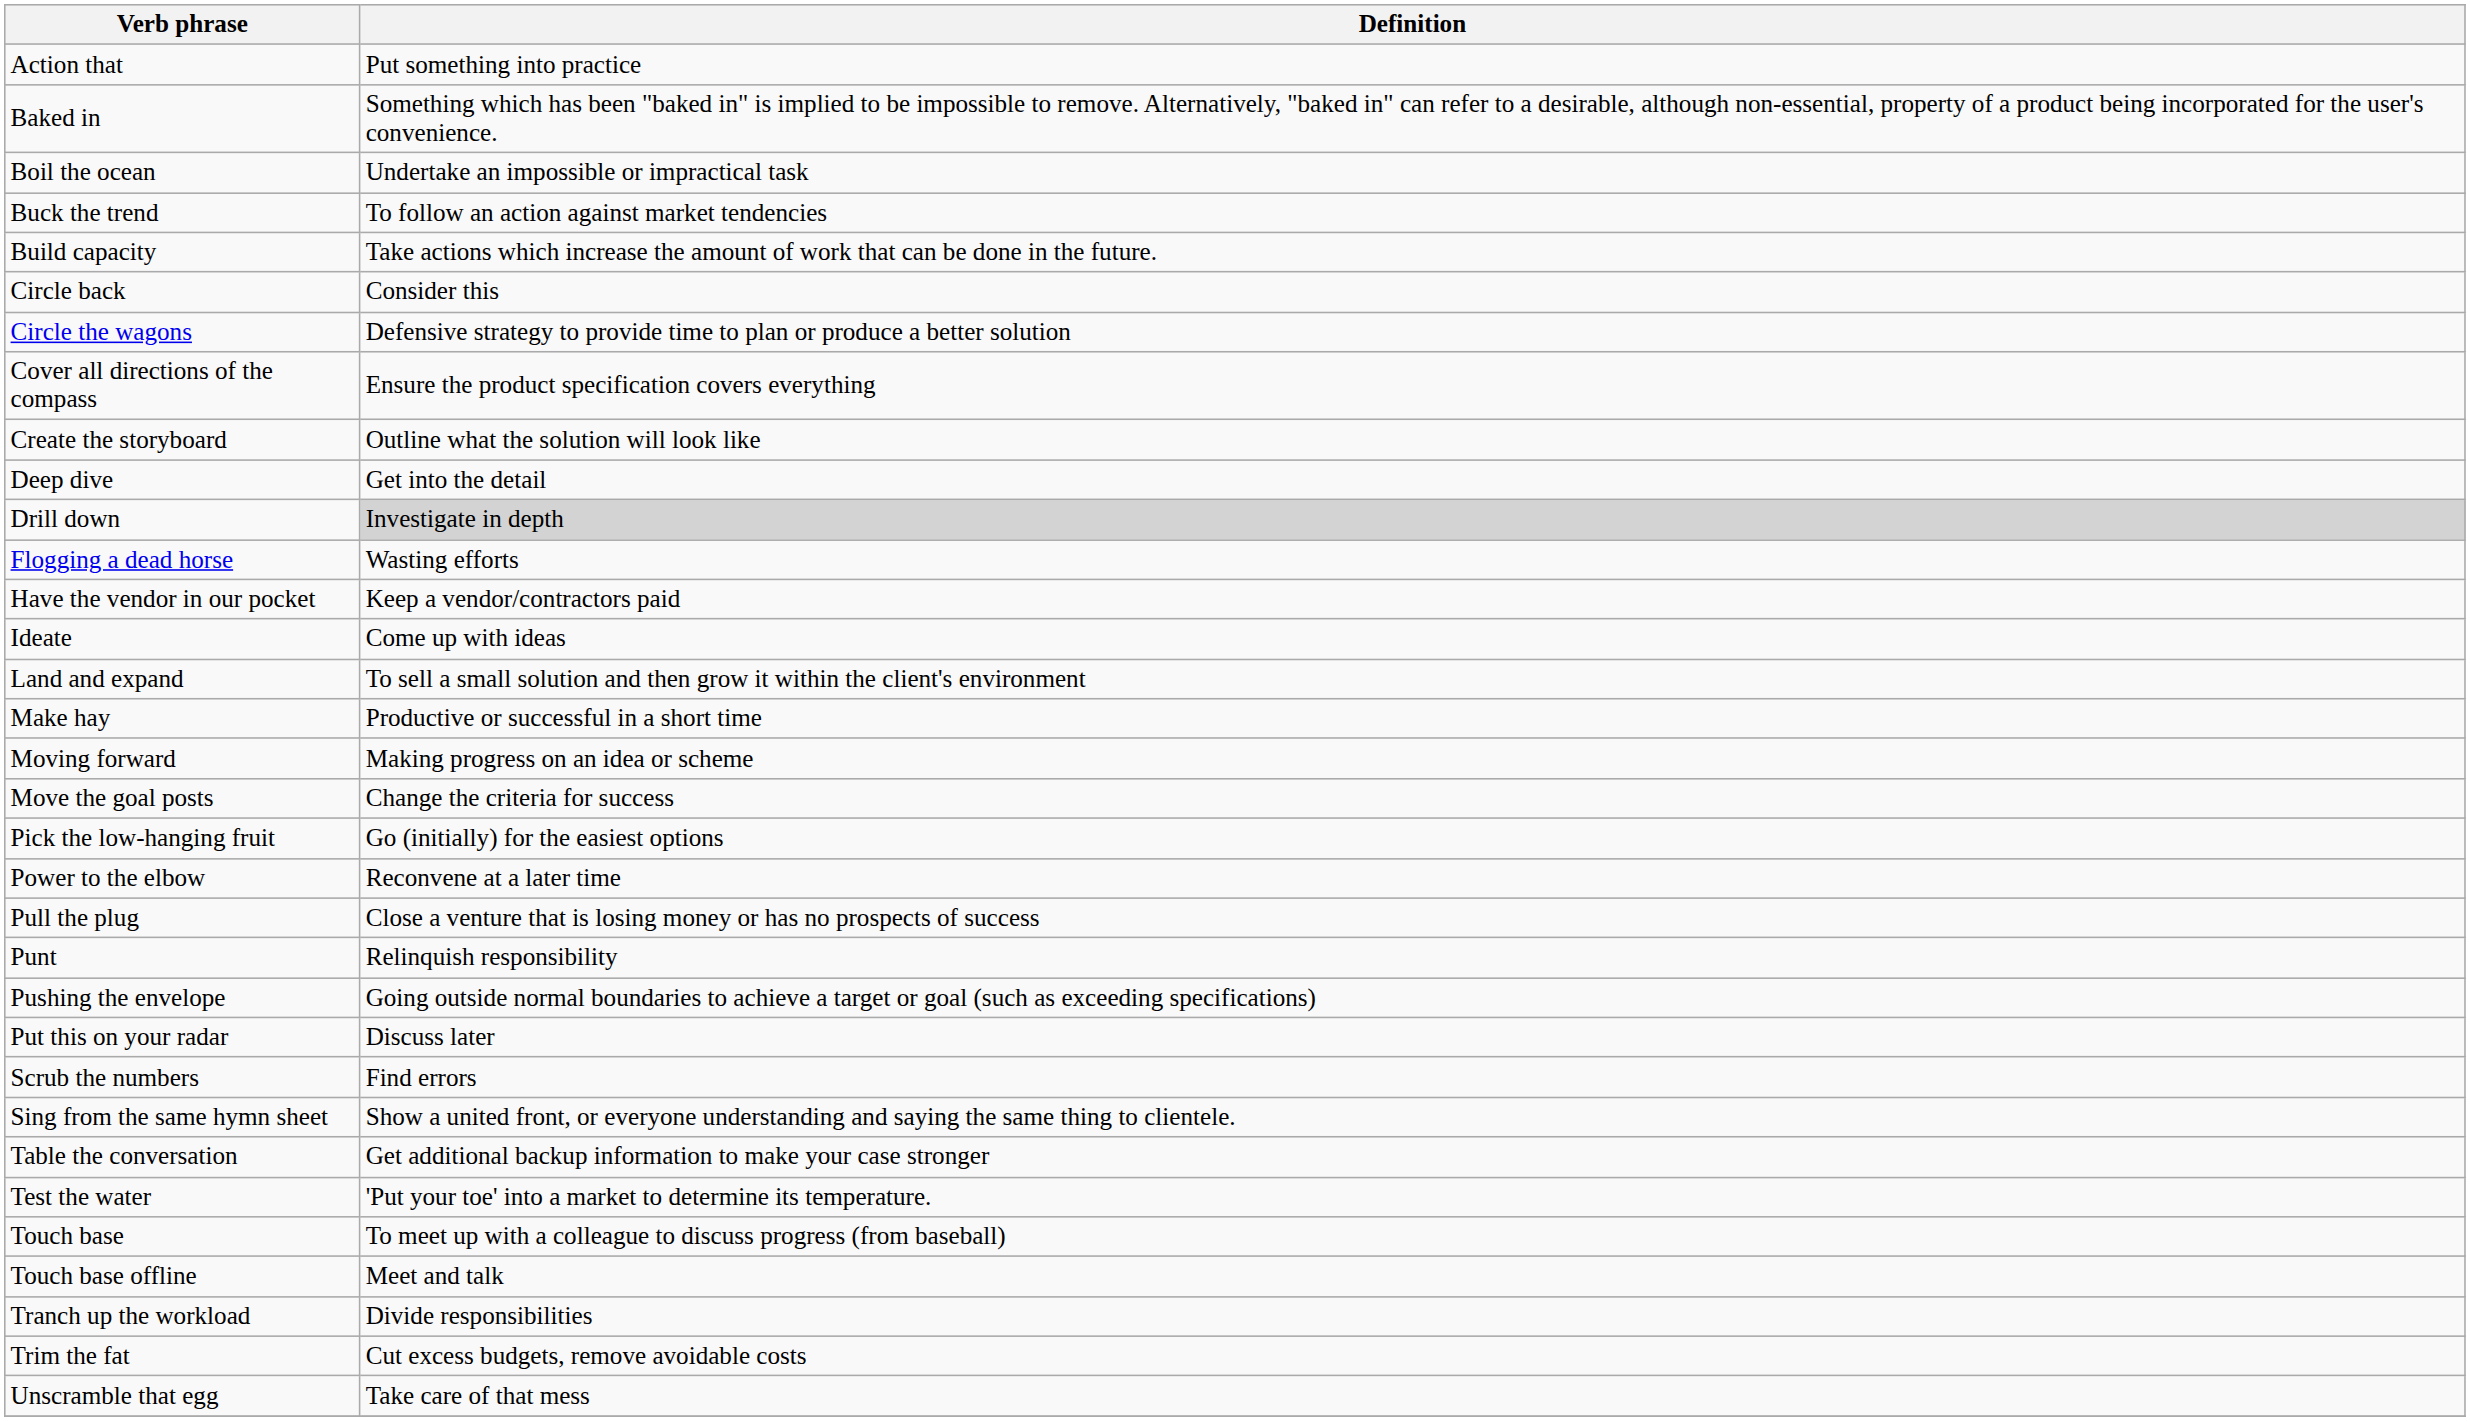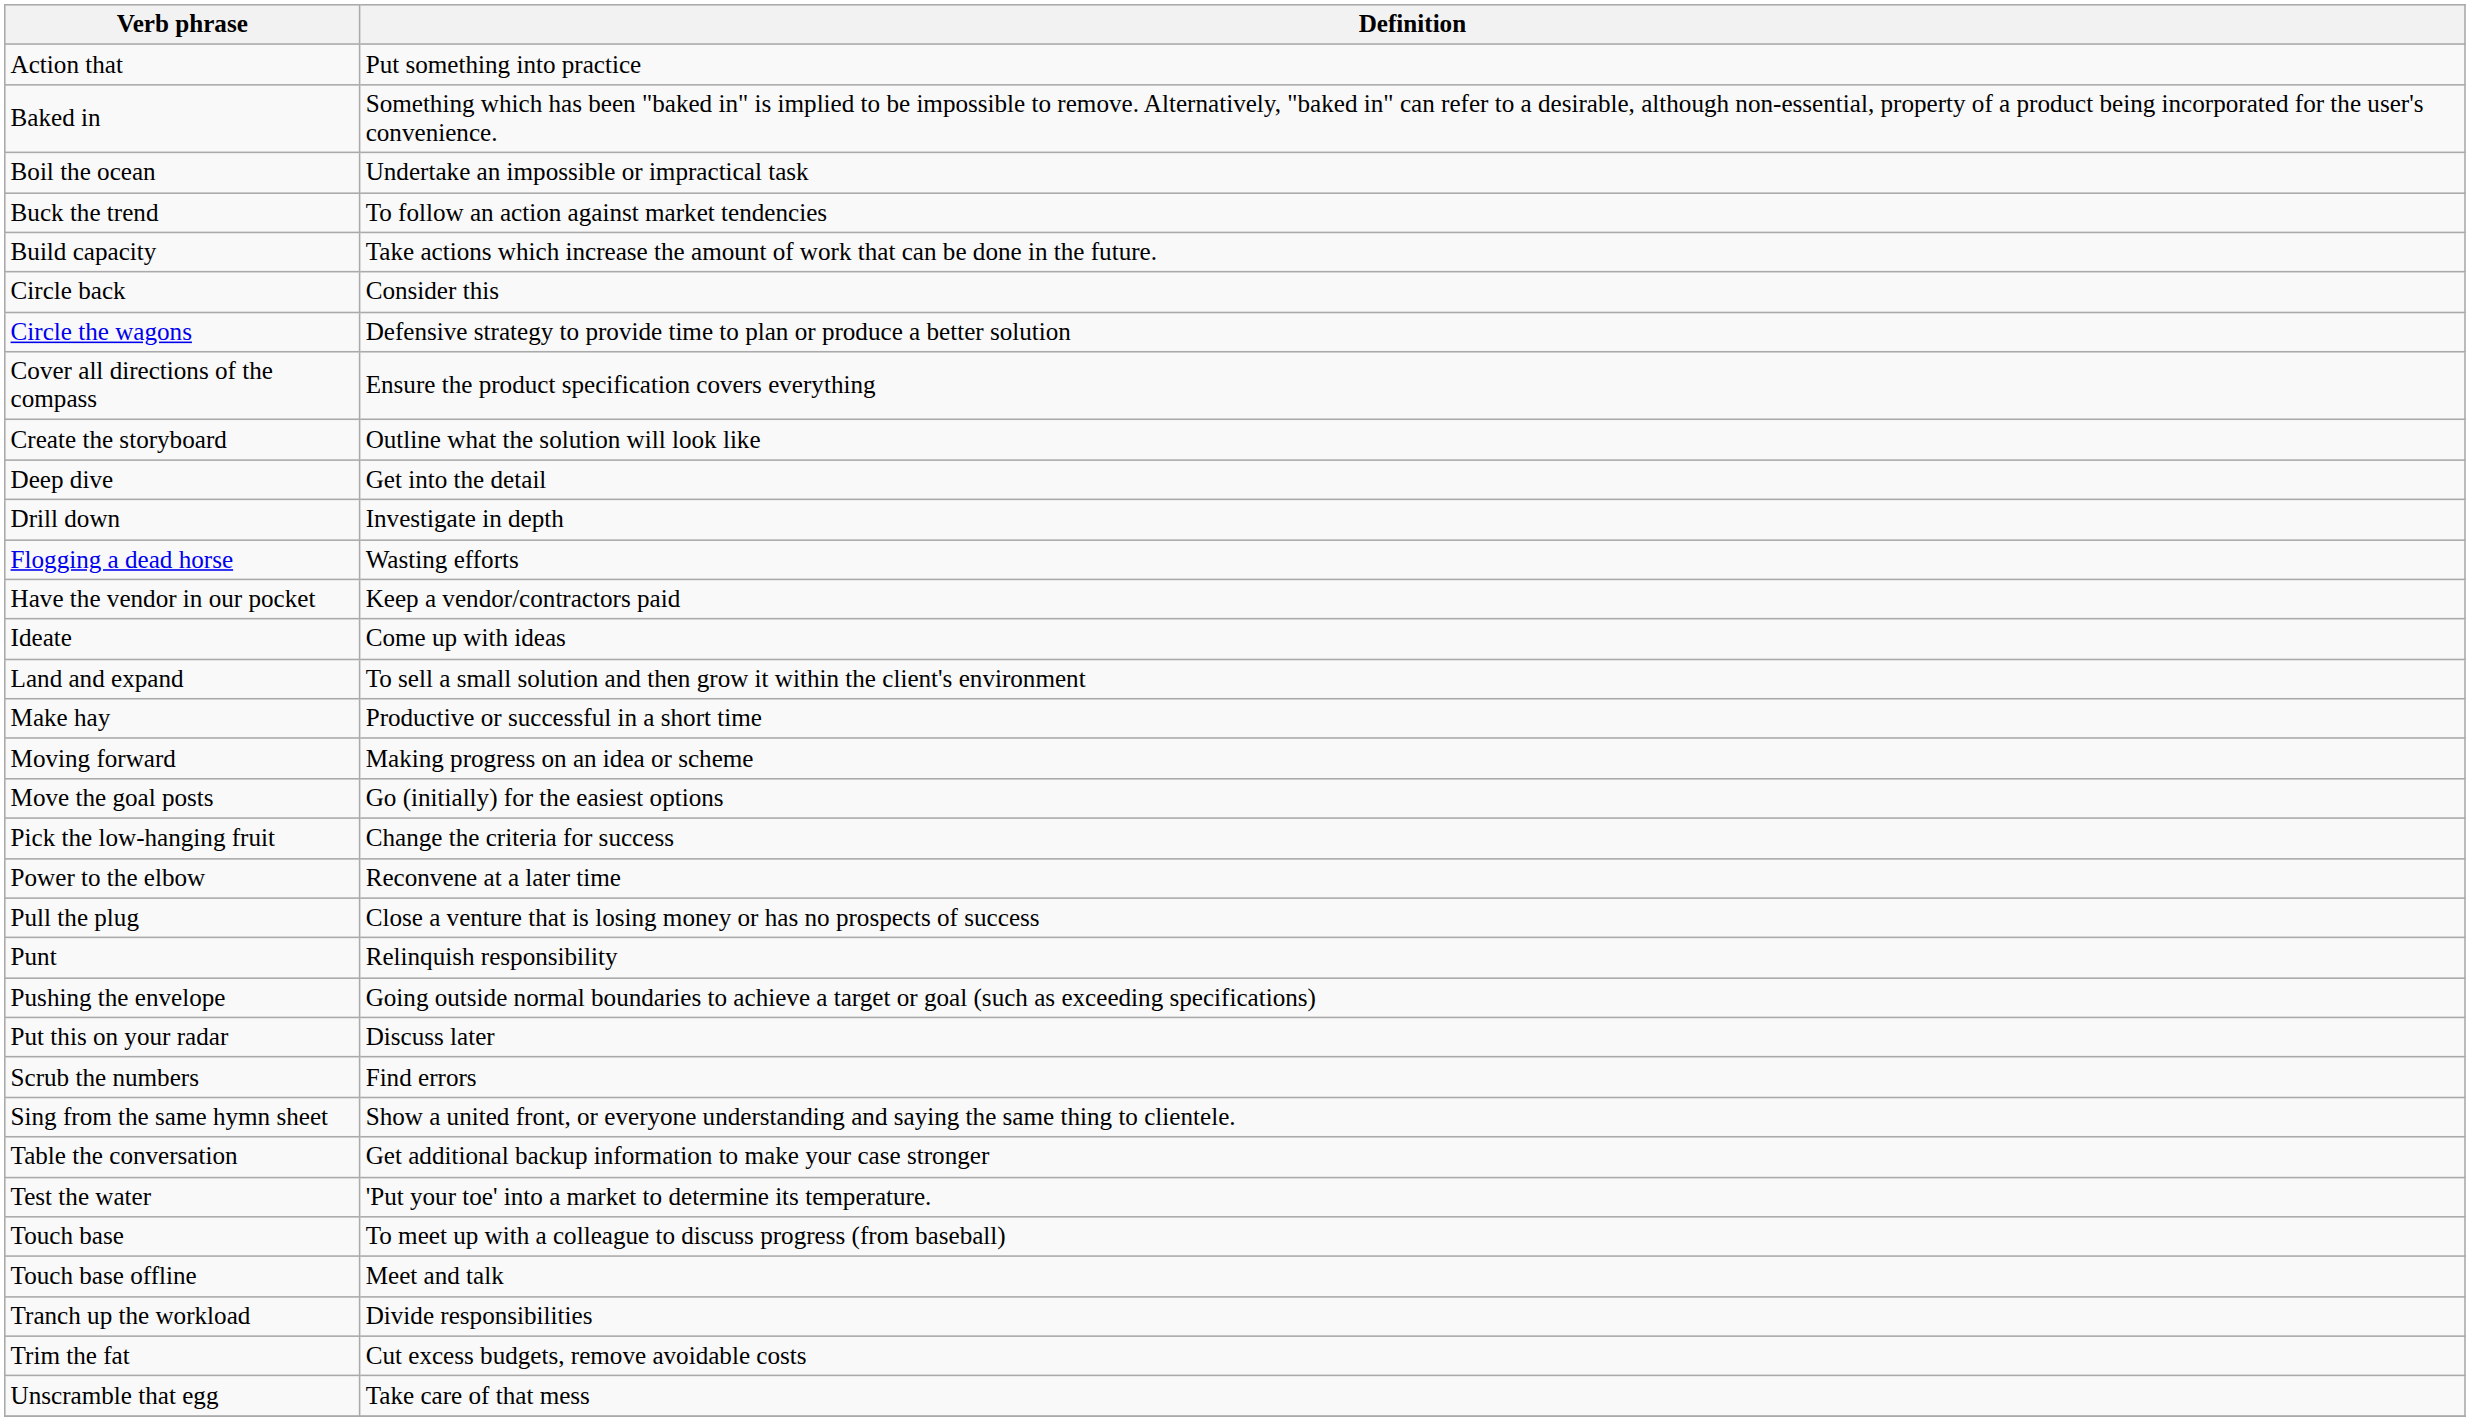(465, 519) lightgrey background -> (465, 519) no background
(520, 798) Change the criteria for success -> (545, 798) Go (initially) for the easiest options
(545, 837) Go (initially) for the easiest options -> (520, 837) Change the criteria for success
